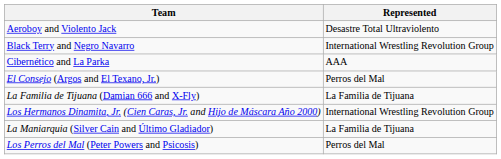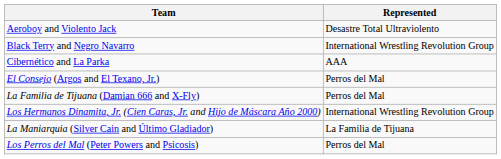(370, 95) La Familia de Tijuana -> (355, 95) Perros del Mal
